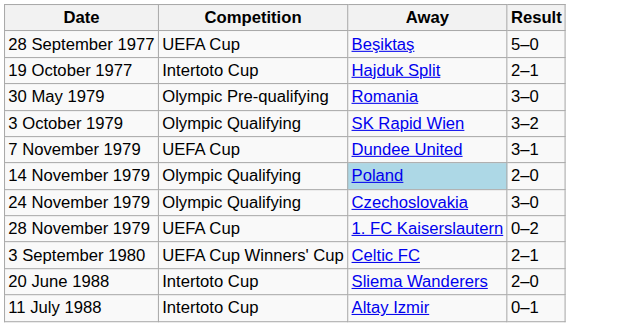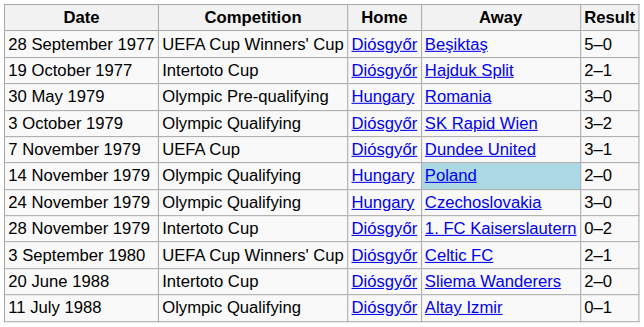+ column: (384, 17)
(201, 44) UEFA Cup -> (253, 44) UEFA Cup Winners' Cup
(201, 228) UEFA Cup -> (210, 228) Intertoto Cup
(210, 307) Intertoto Cup -> (232, 307) Olympic Qualifying
